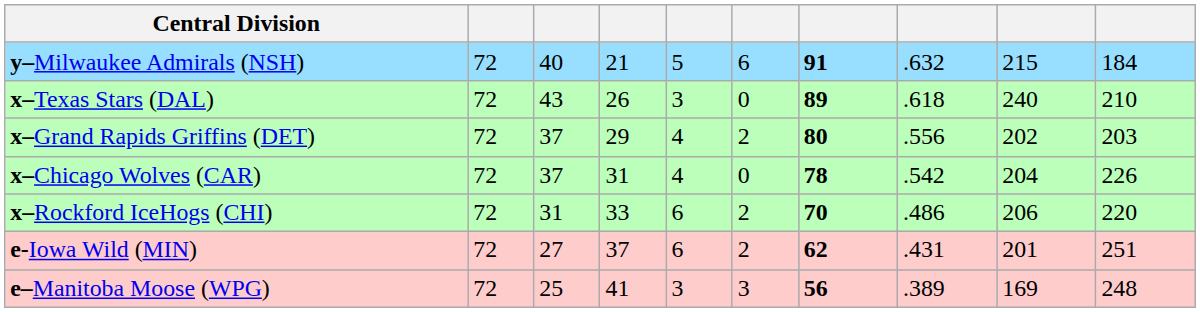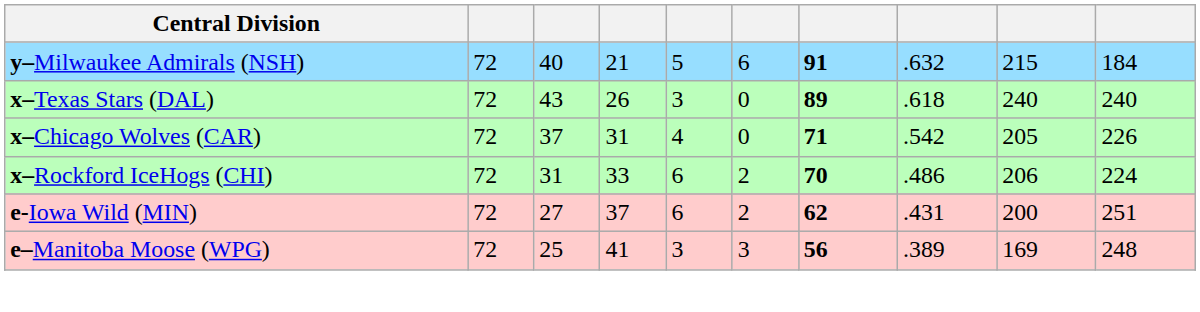(1119, 99) 210 -> (1119, 99) 240
- row: (163, 136)
(816, 174) 78 -> (816, 136) 71
(1020, 174) 204 -> (1020, 136) 205
(1119, 212) 220 -> (1119, 174) 224
(1020, 250) 201 -> (1020, 212) 200
